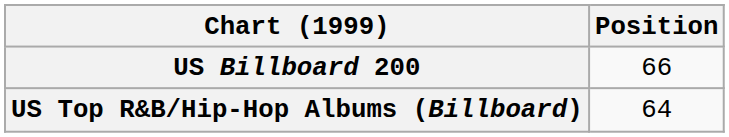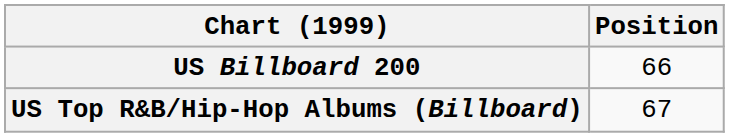(657, 110) 64 -> (657, 110) 67
